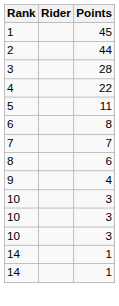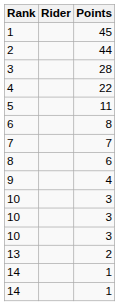+ row: (14, 254)
